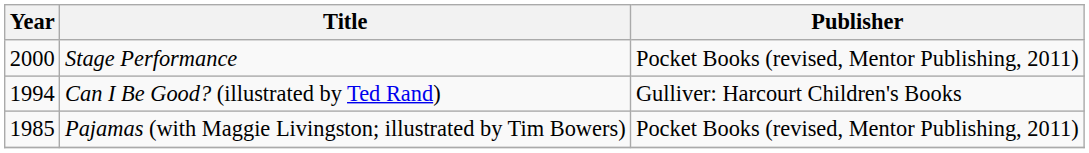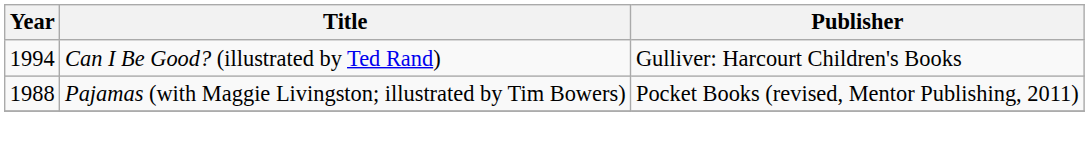- row: (151, 57)
(32, 128) 1985 -> (32, 93) 1988
